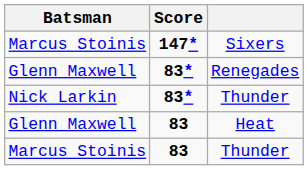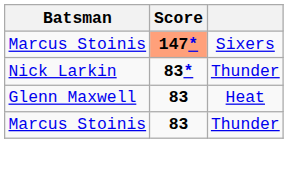(179, 45) no background -> (179, 45) lightsalmon background
- row: (72, 71)
